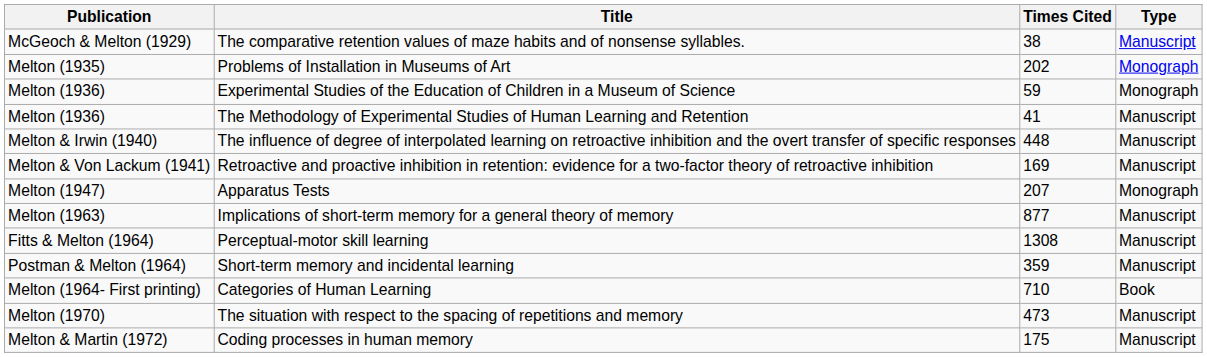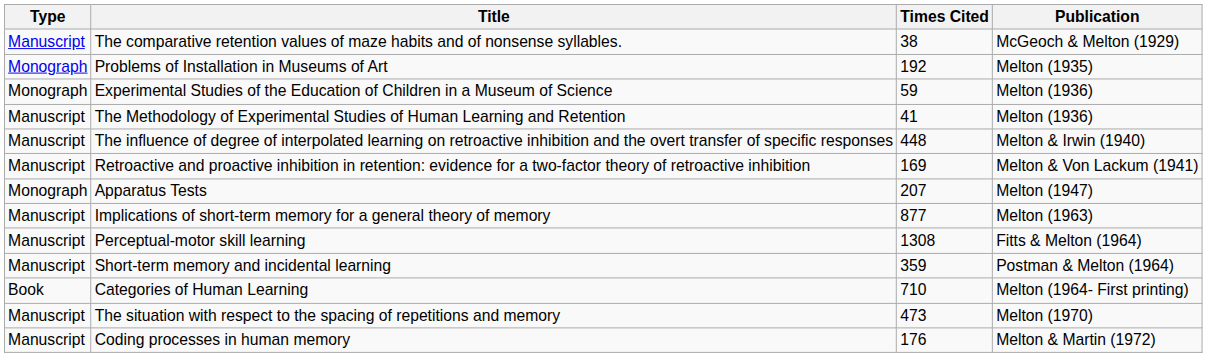columns swapped: (109, 16) <-> (1159, 16)
(1036, 66) 202 -> (913, 66) 192
(1036, 340) 175 -> (913, 340) 176
